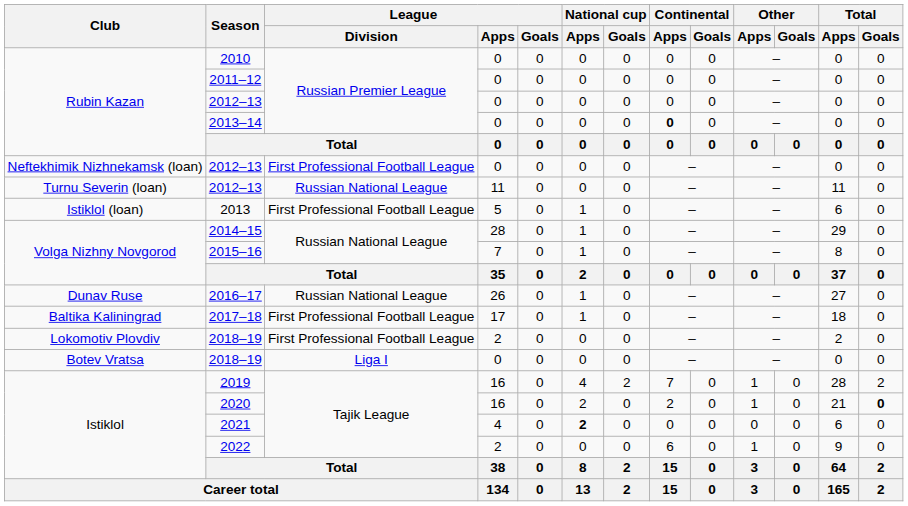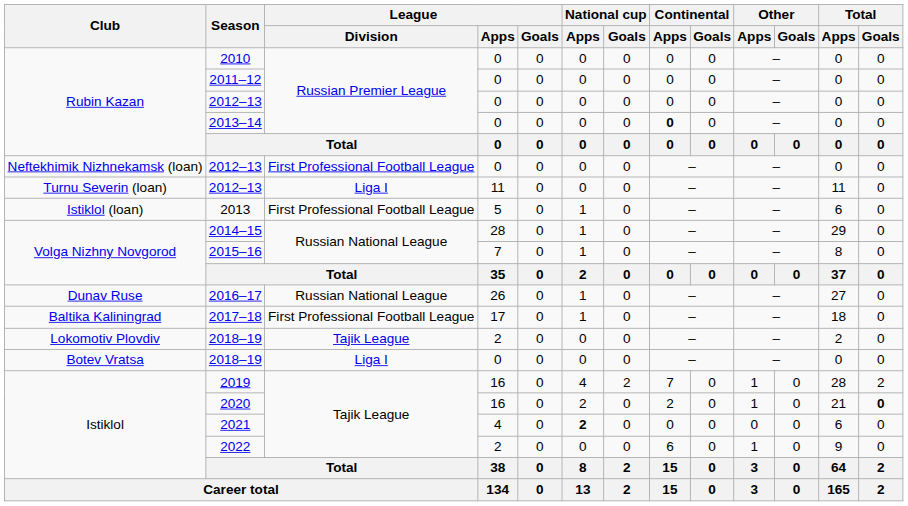(371, 187) Russian National League -> (371, 187) Liga I
(371, 338) First Professional Football League -> (371, 338) Tajik League
